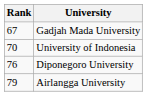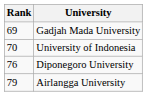(12, 30) 67 -> (12, 30) 69
